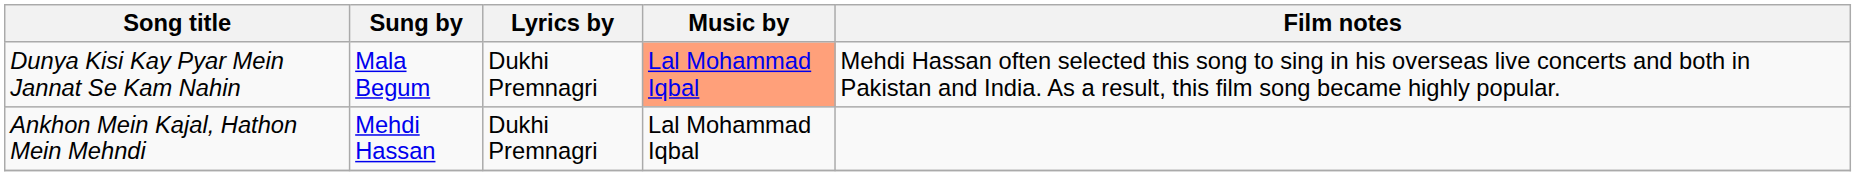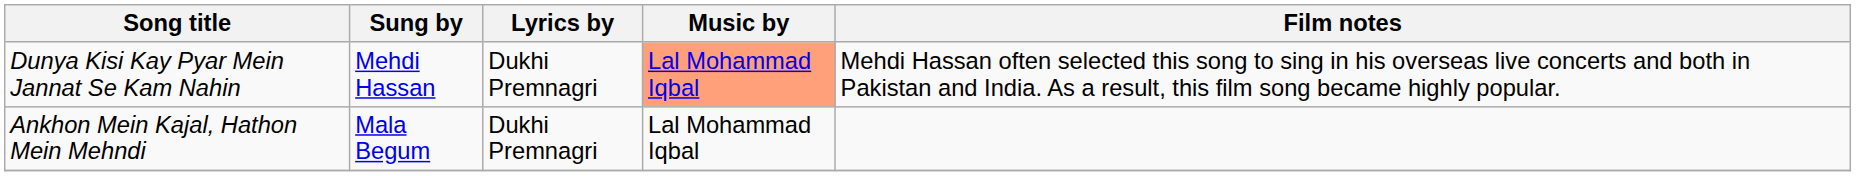(393, 74) Mala Begum -> (395, 74) Mehdi Hassan
(395, 138) Mehdi Hassan -> (393, 138) Mala Begum
